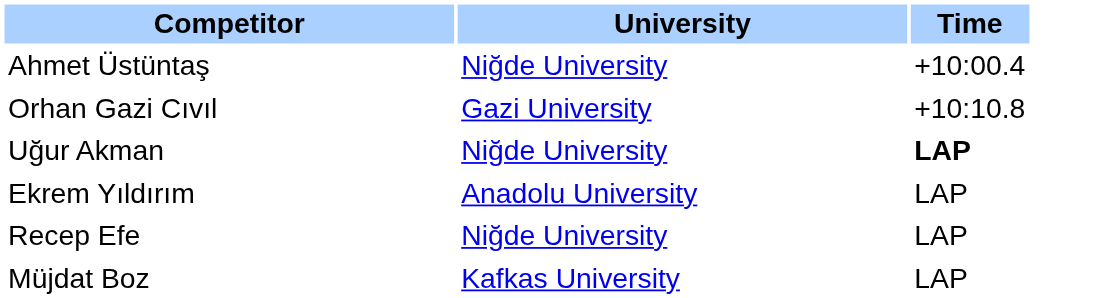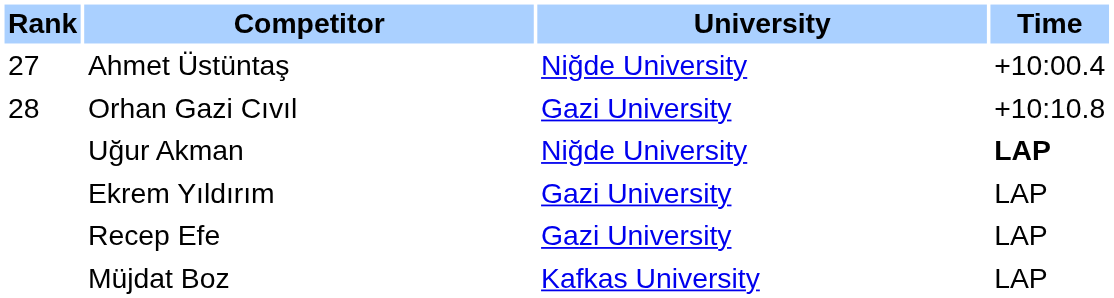+ column: (43, 23)
(579, 193) Anadolu University -> (636, 193) Gazi University
(564, 236) Niğde University -> (636, 236) Gazi University
